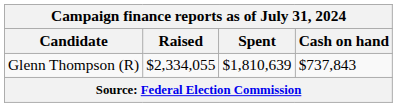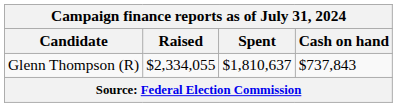(257, 65) $1,810,639 -> (257, 65) $1,810,637
